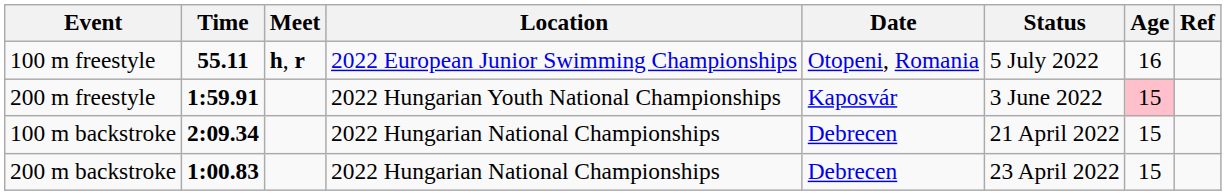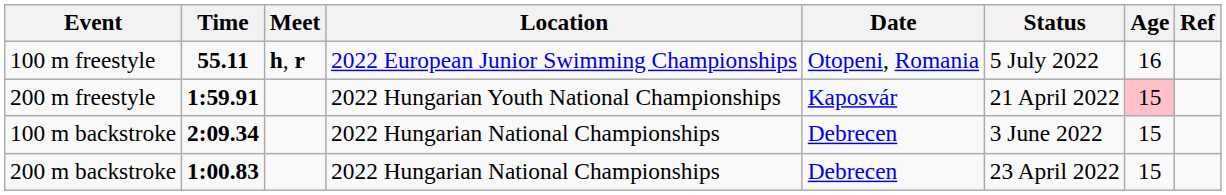(1046, 97) 3 June 2022 -> (1055, 97) 21 April 2022
(1055, 134) 21 April 2022 -> (1046, 134) 3 June 2022
